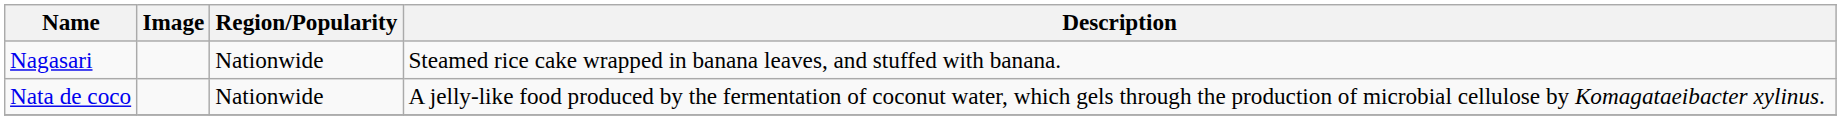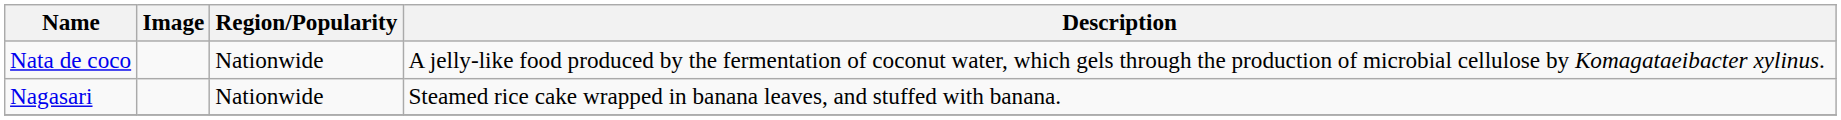rows swapped: (51, 59) <-> (71, 96)
